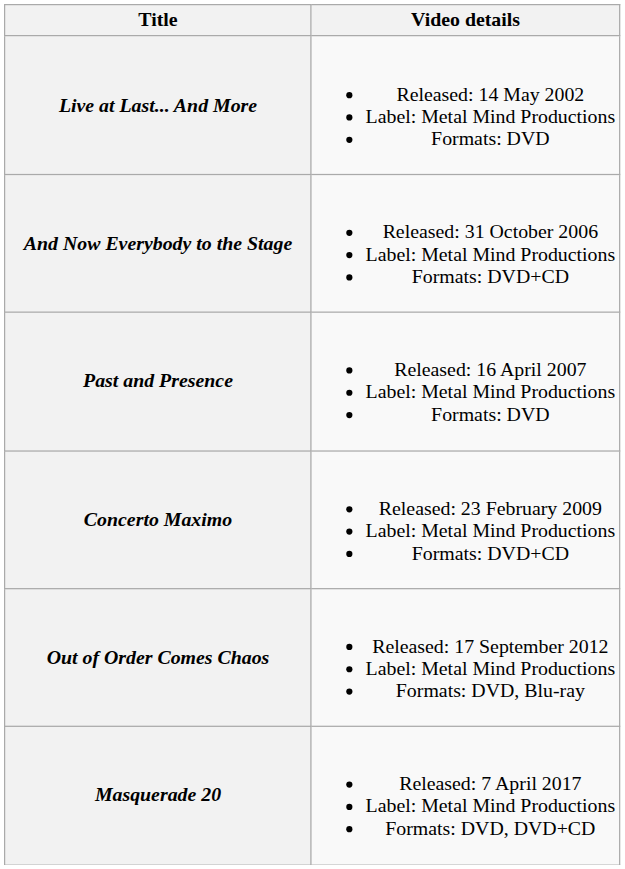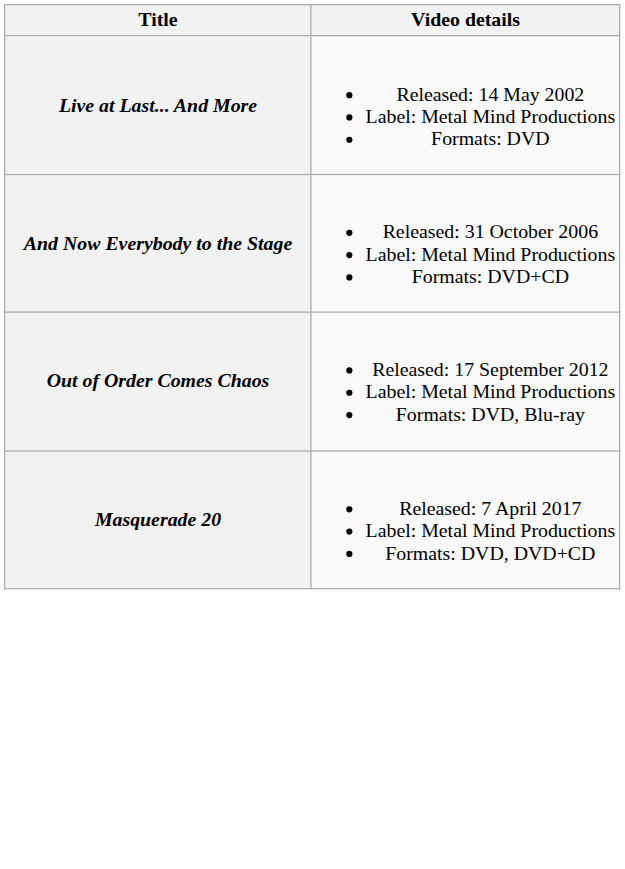- row: (158, 381)
- row: (158, 519)
